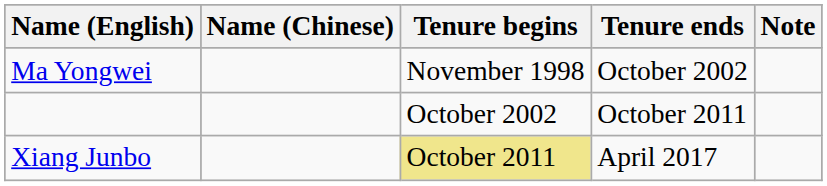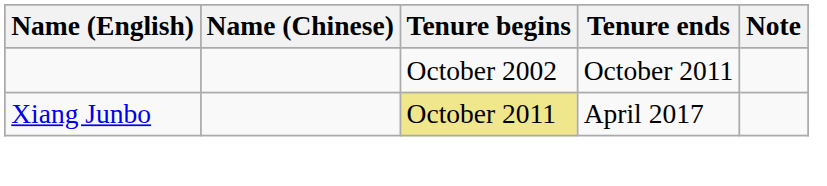- row: (82, 69)
